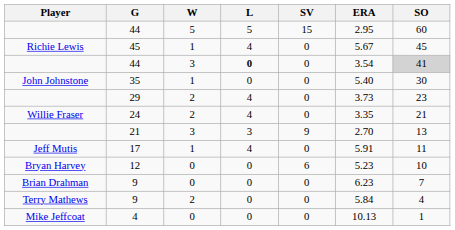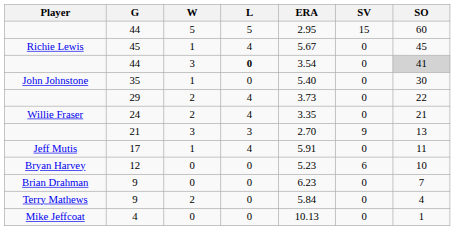columns swapped: (307, 13) <-> (364, 13)
(421, 98) 23 -> (421, 98) 22
